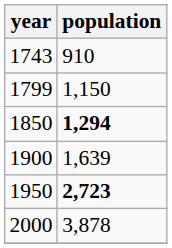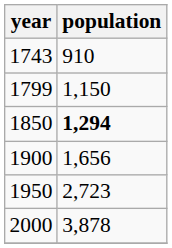(86, 157) 1,639 -> (86, 157) 1,656
(86, 191) bold -> (86, 191) normal
